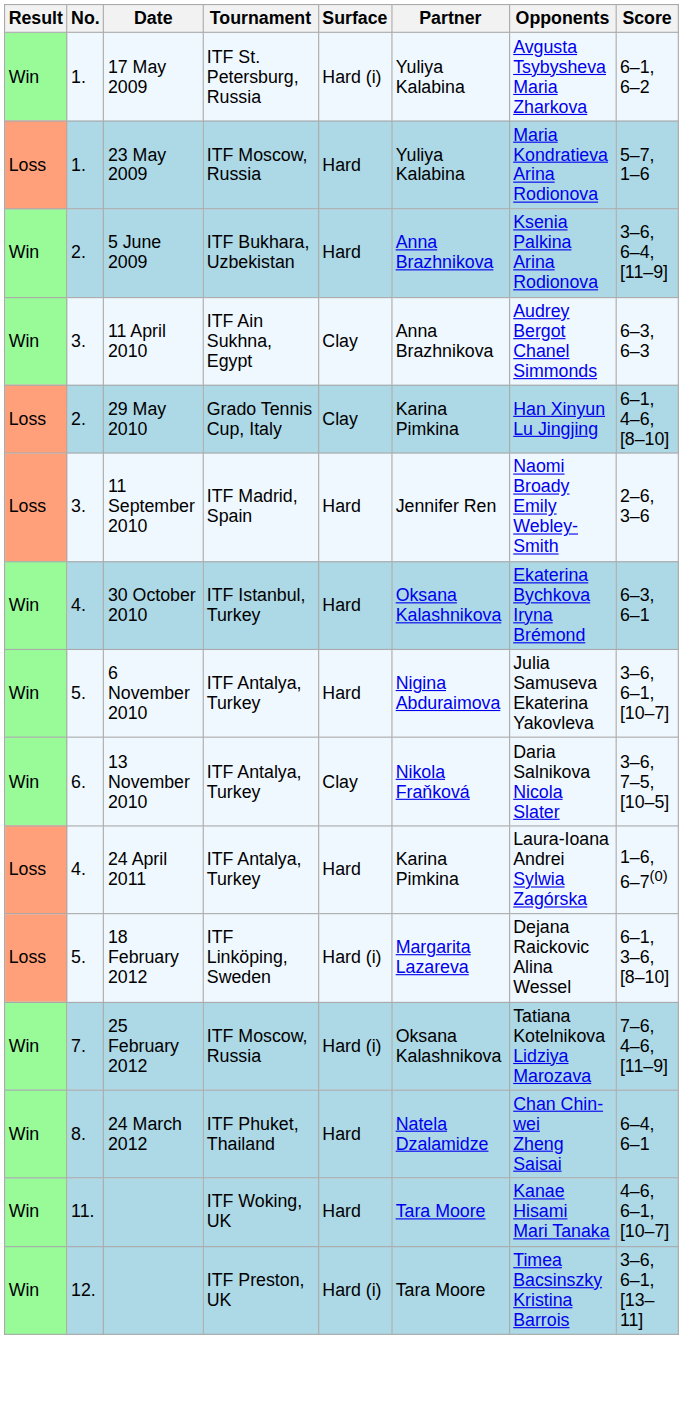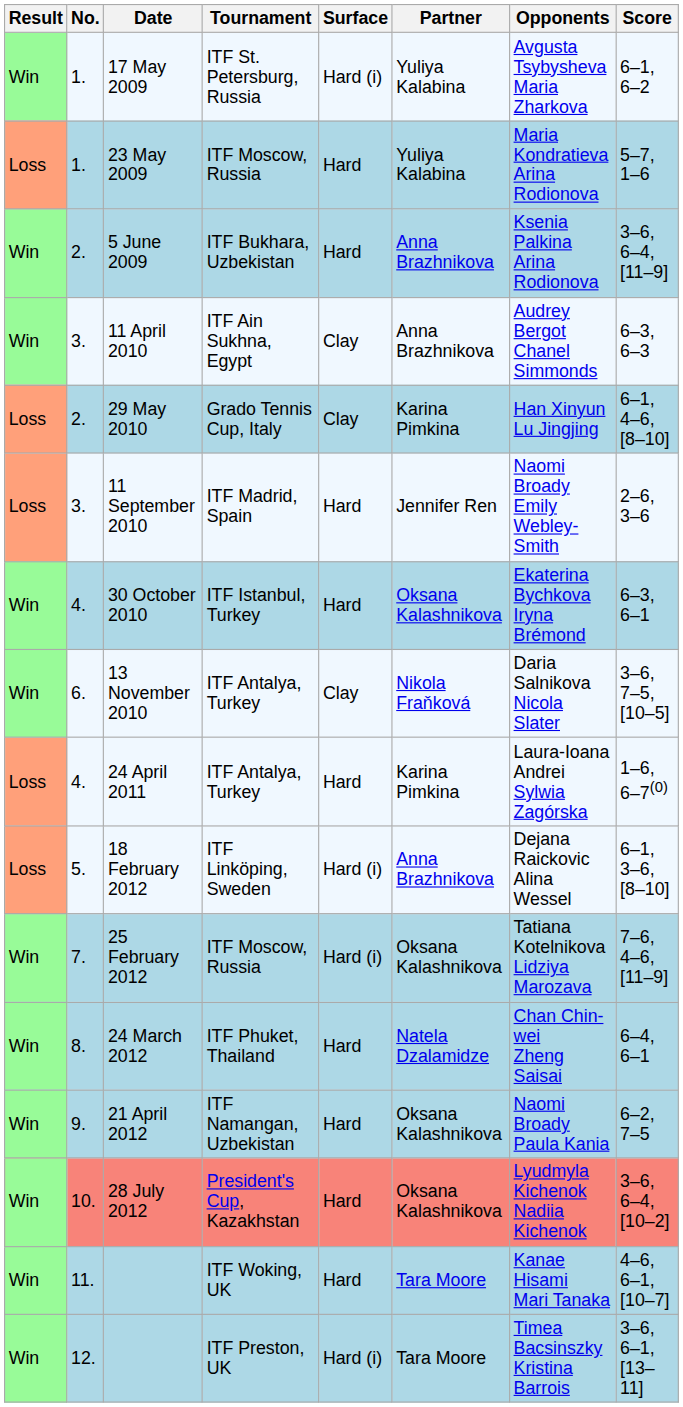- row: (149, 693)
(433, 957) Margarita Lazareva -> (445, 869) Anna Brazhnikova
+ row: (138, 1124)
+ row: (136, 1202)
